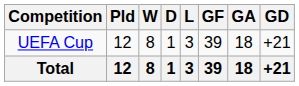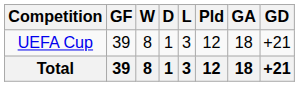columns swapped: (123, 17) <-> (213, 17)
